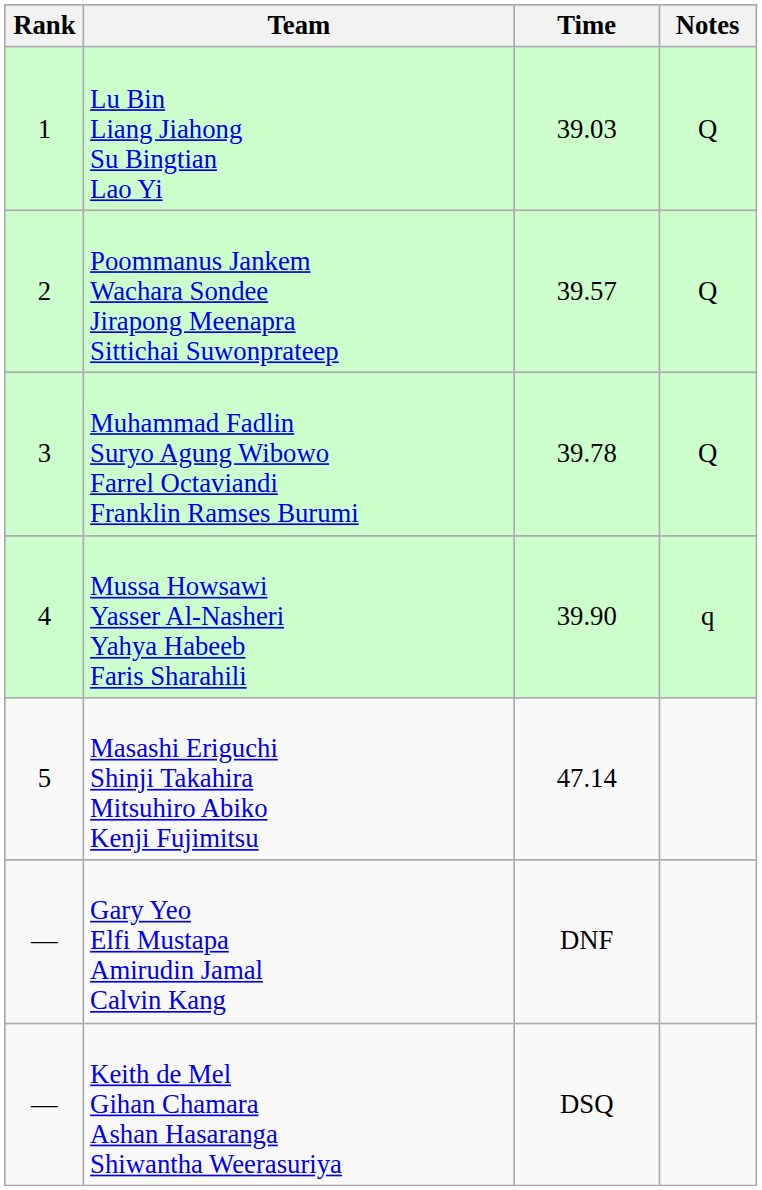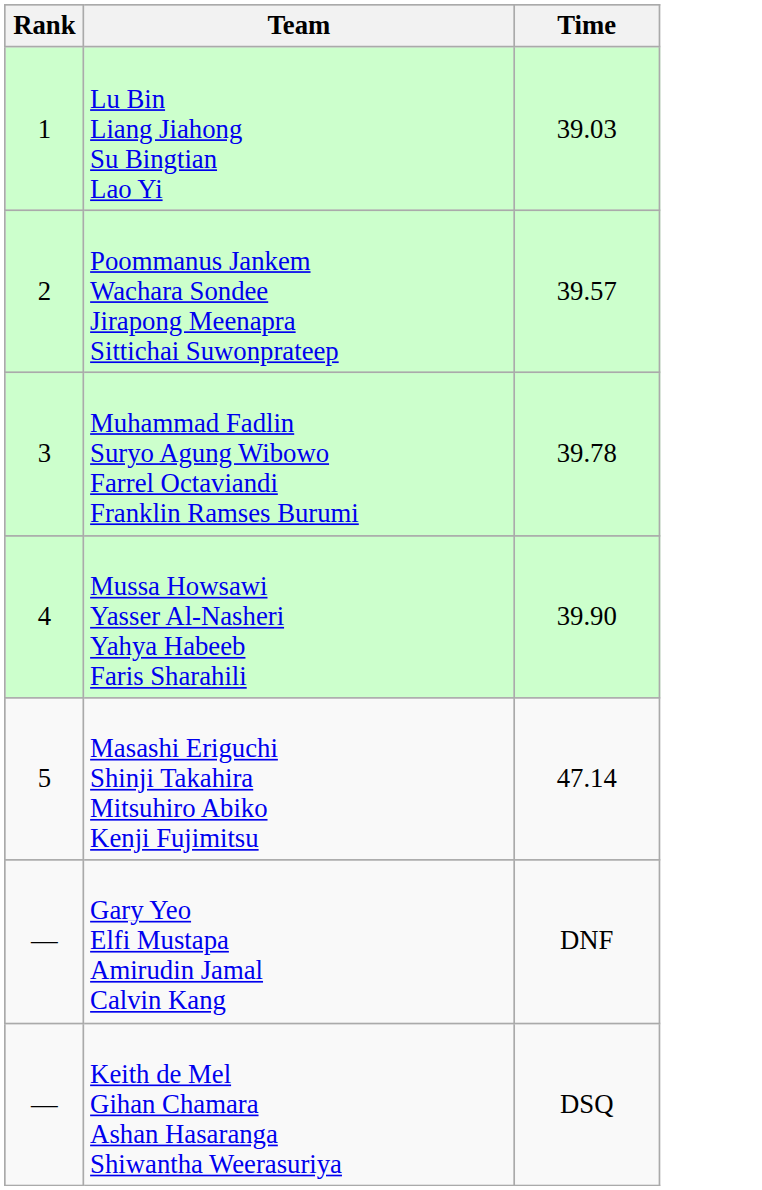- column: (708, 25)
